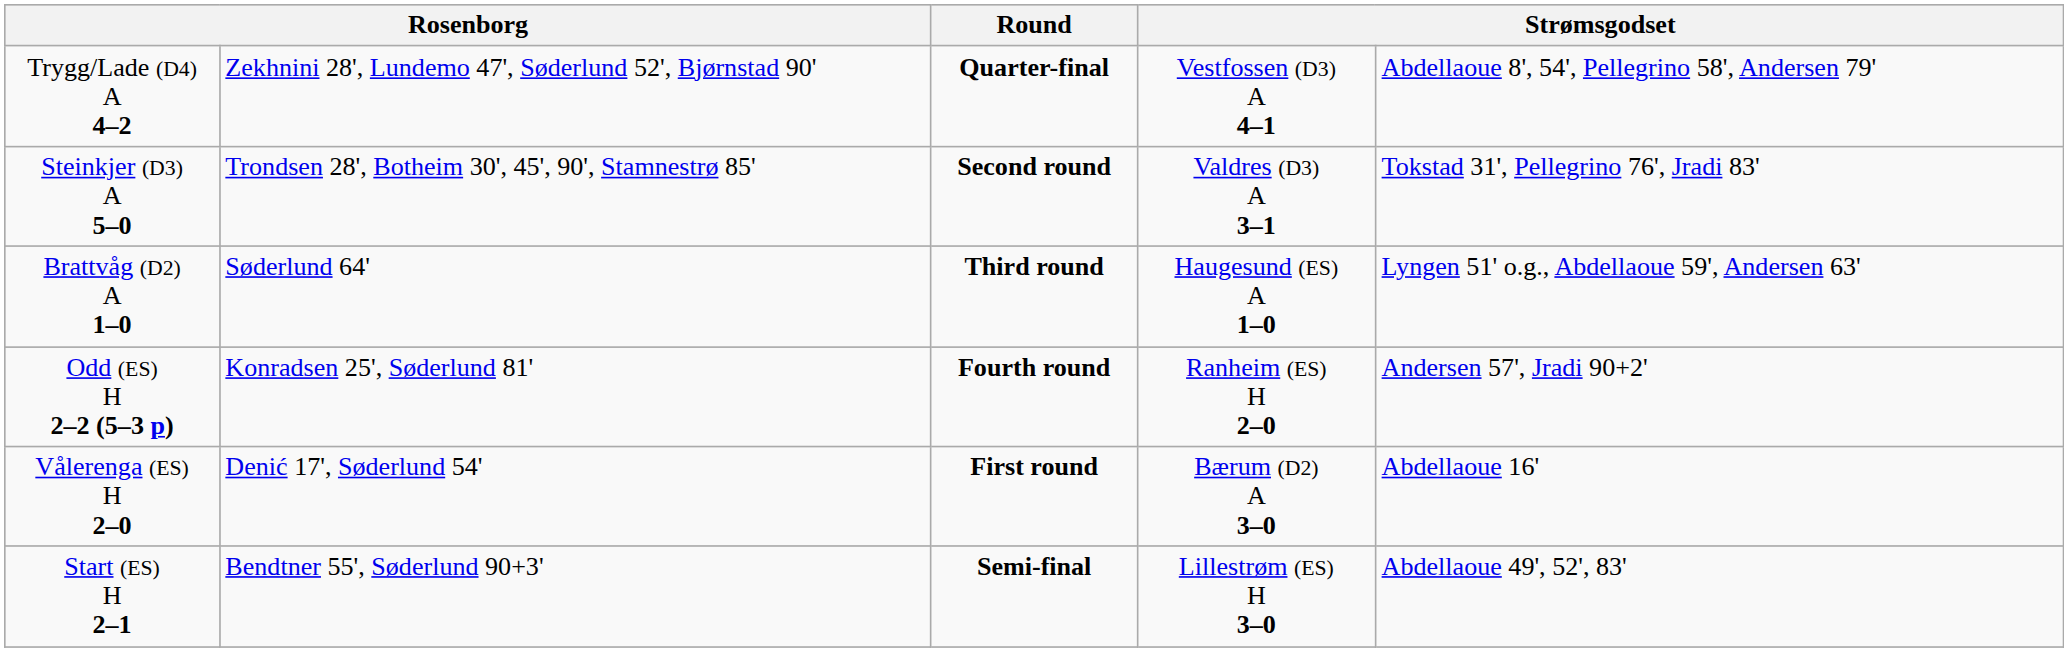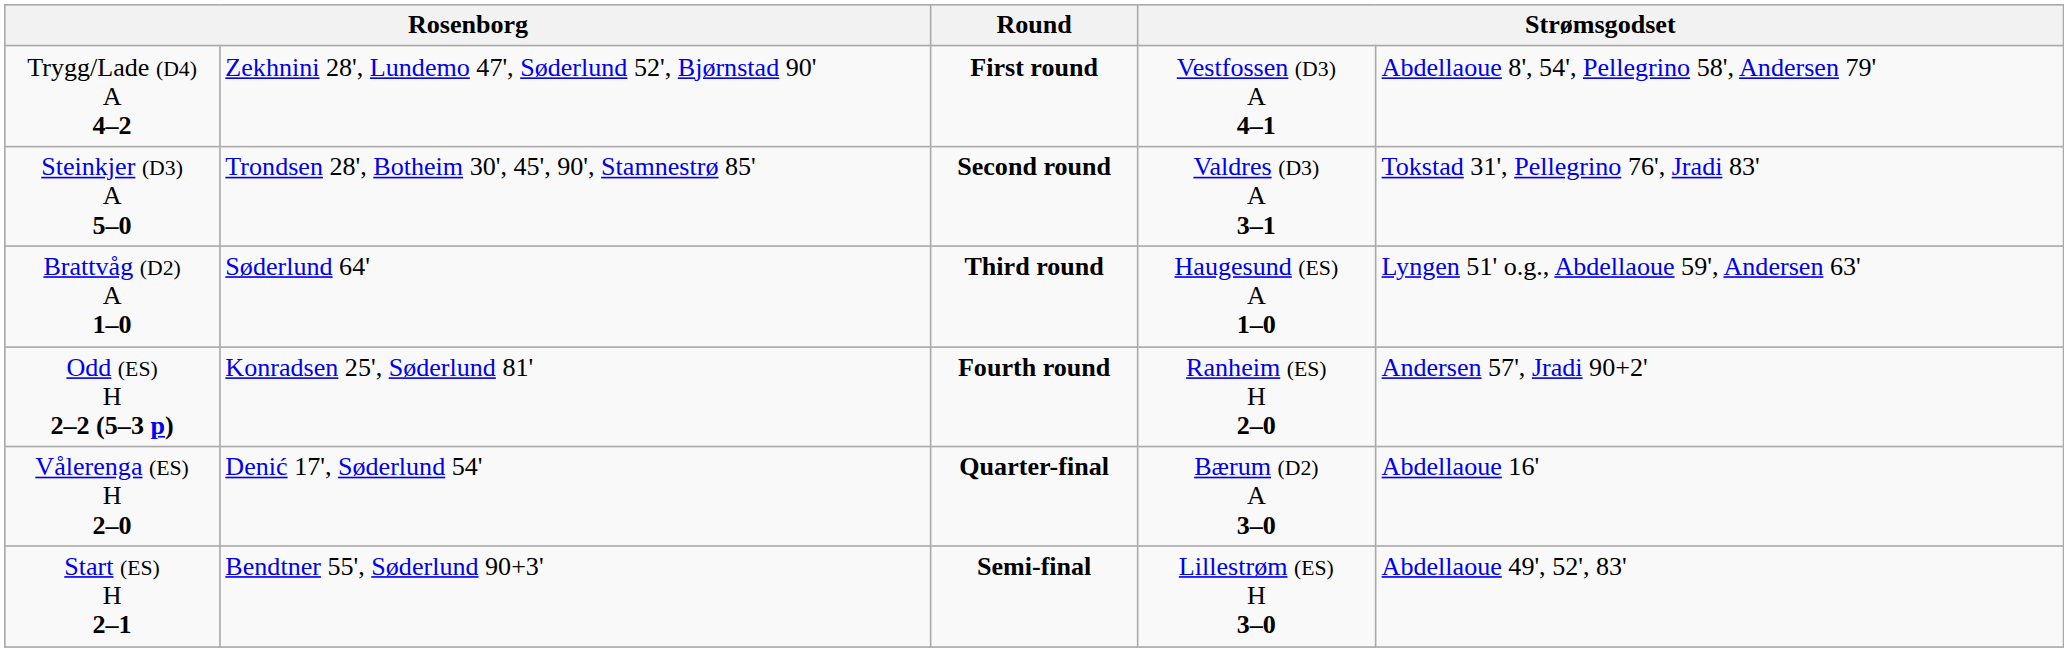(1034, 66) Quarter-final -> (1034, 66) First round
(1034, 466) First round -> (1034, 466) Quarter-final
